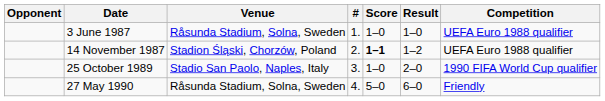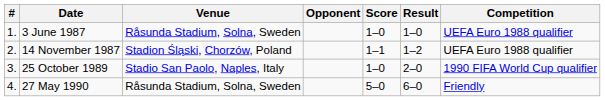columns swapped: (356, 13) <-> (34, 13)
(375, 50) bold -> (375, 50) normal
